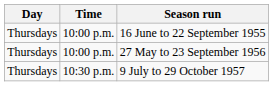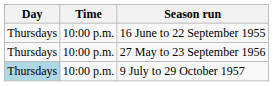(32, 71) no background -> (32, 71) lightblue background
(88, 71) 10:30 p.m. -> (88, 71) 10:00 p.m.
